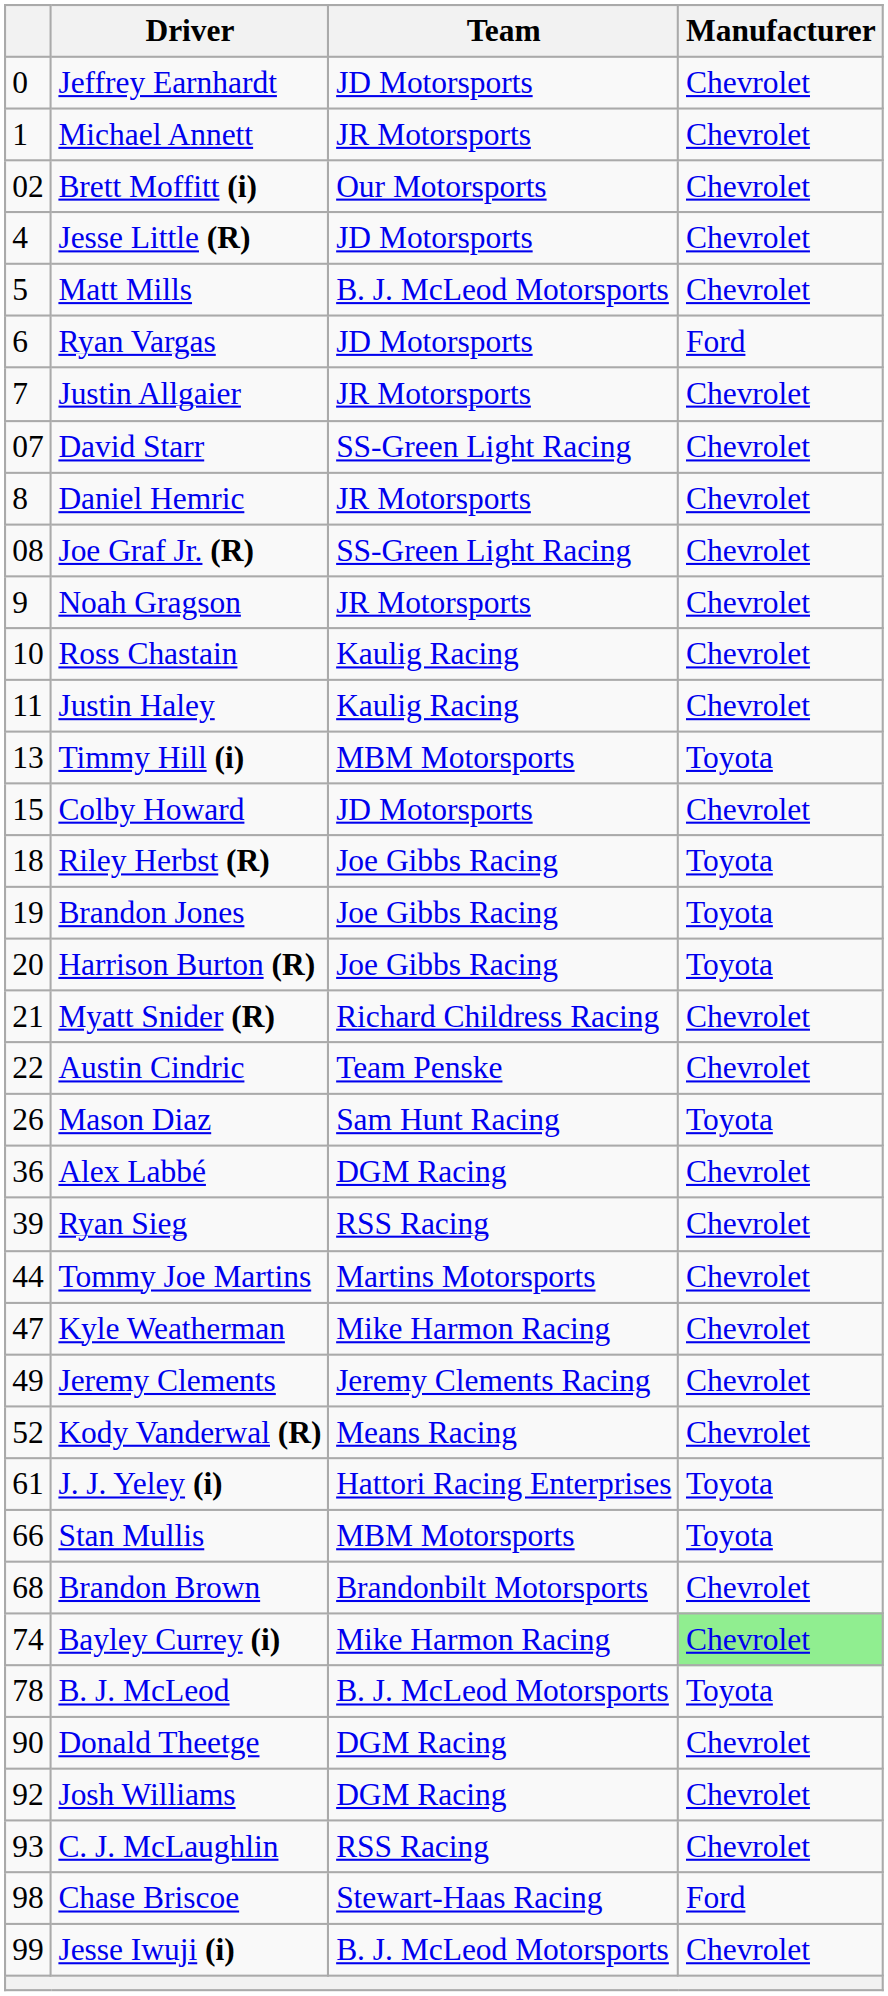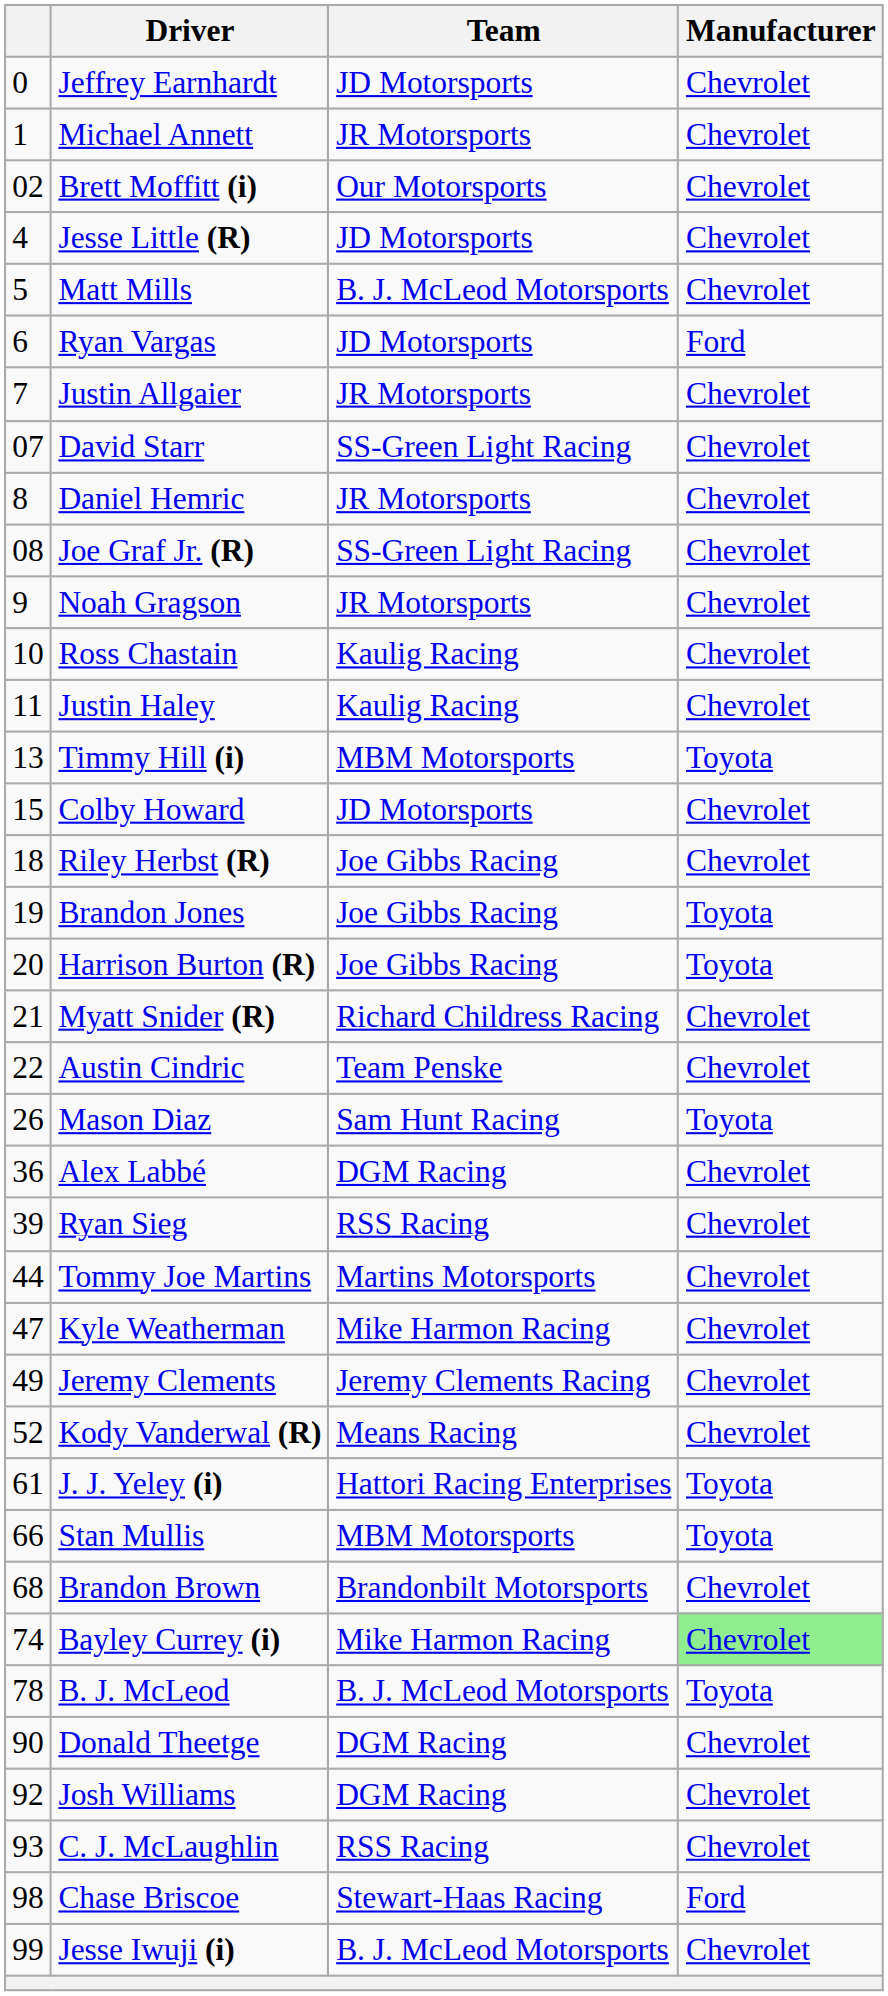(729, 860) Toyota -> (748, 860) Chevrolet
